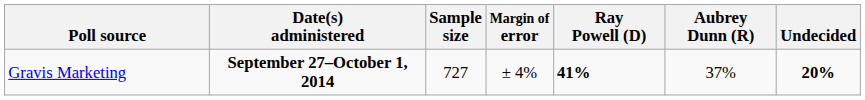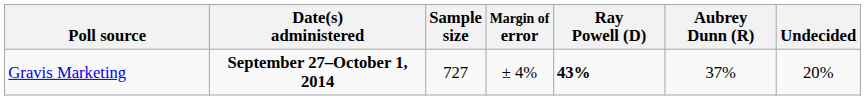(574, 72) 41% -> (574, 72) 43%
(818, 72) bold -> (818, 72) normal
